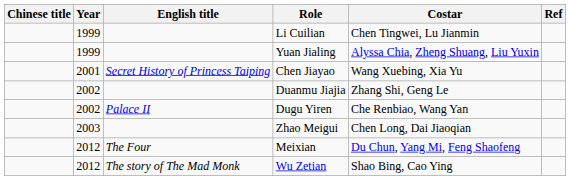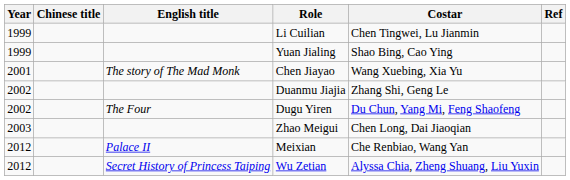columns swapped: (88, 14) <-> (39, 14)
(445, 52) Alyssa Chia, Zheng Shuang, Liu Yuxin -> (402, 52) Shao Bing, Cao Ying
(188, 71) Secret History of Princess Taiping -> (173, 71) The story of The Mad Monk
(128, 109) Palace II -> (128, 109) The Four
(410, 109) Che Renbiao, Wang Yan -> (436, 109) Du Chun, Yang Mi, Feng Shaofeng
(128, 147) The Four -> (128, 147) Palace II
(436, 147) Du Chun, Yang Mi, Feng Shaofeng -> (410, 147) Che Renbiao, Wang Yan
(173, 166) The story of The Mad Monk -> (188, 166) Secret History of Princess Taiping
(402, 166) Shao Bing, Cao Ying -> (445, 166) Alyssa Chia, Zheng Shuang, Liu Yuxin
